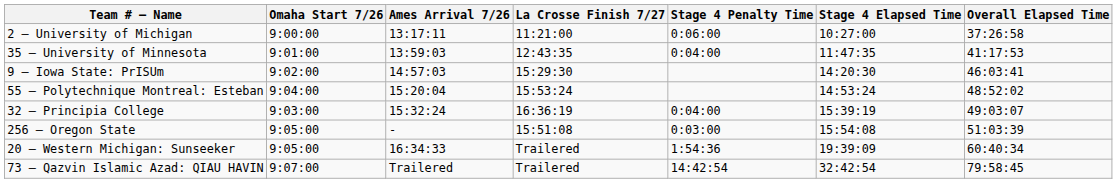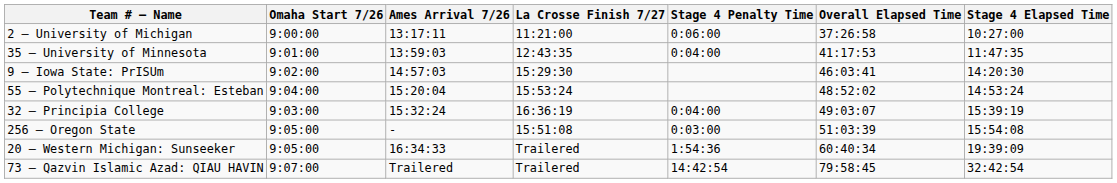columns swapped: (890, 14) <-> (1038, 14)
